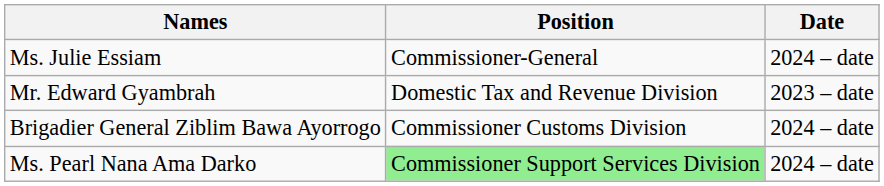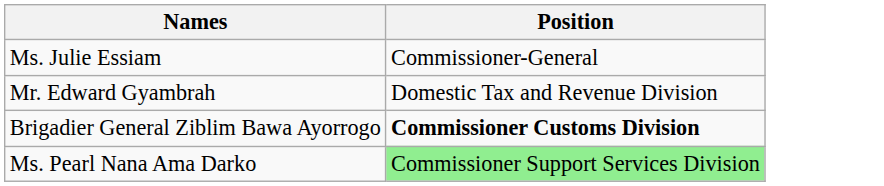- column: (822, 22)
(539, 127) normal -> (545, 127) bold
